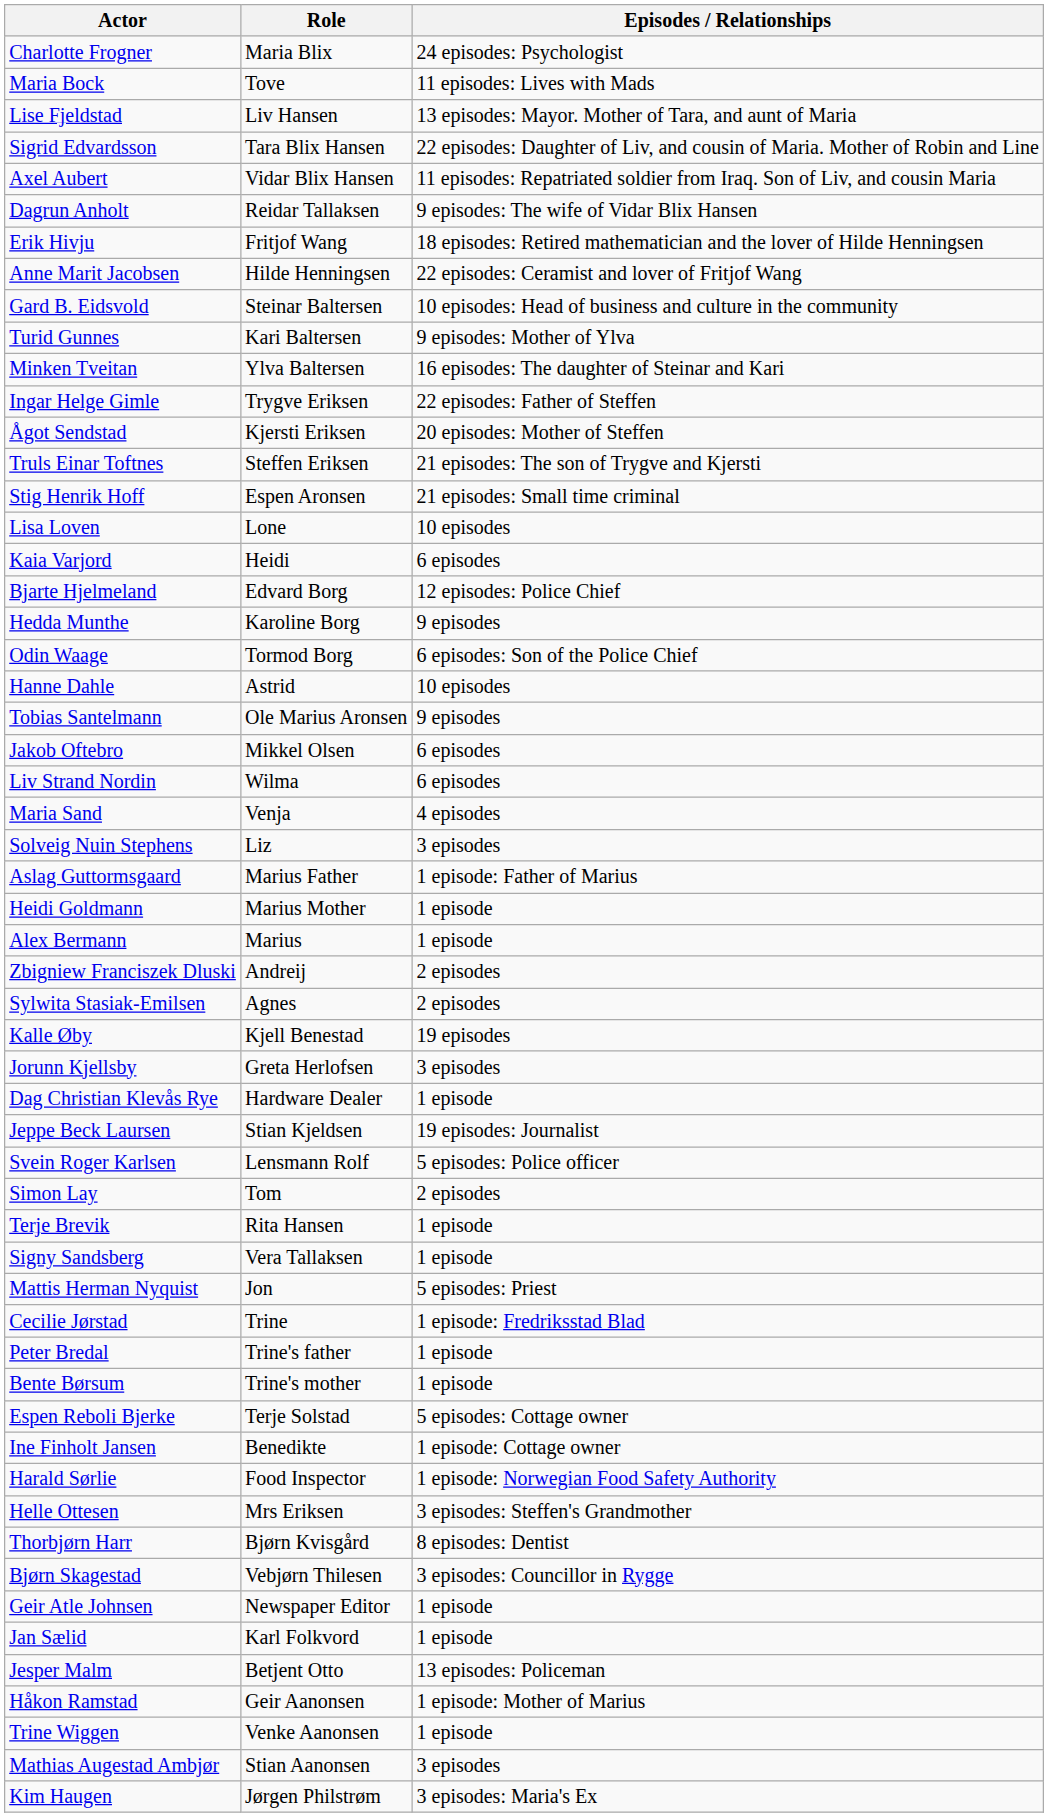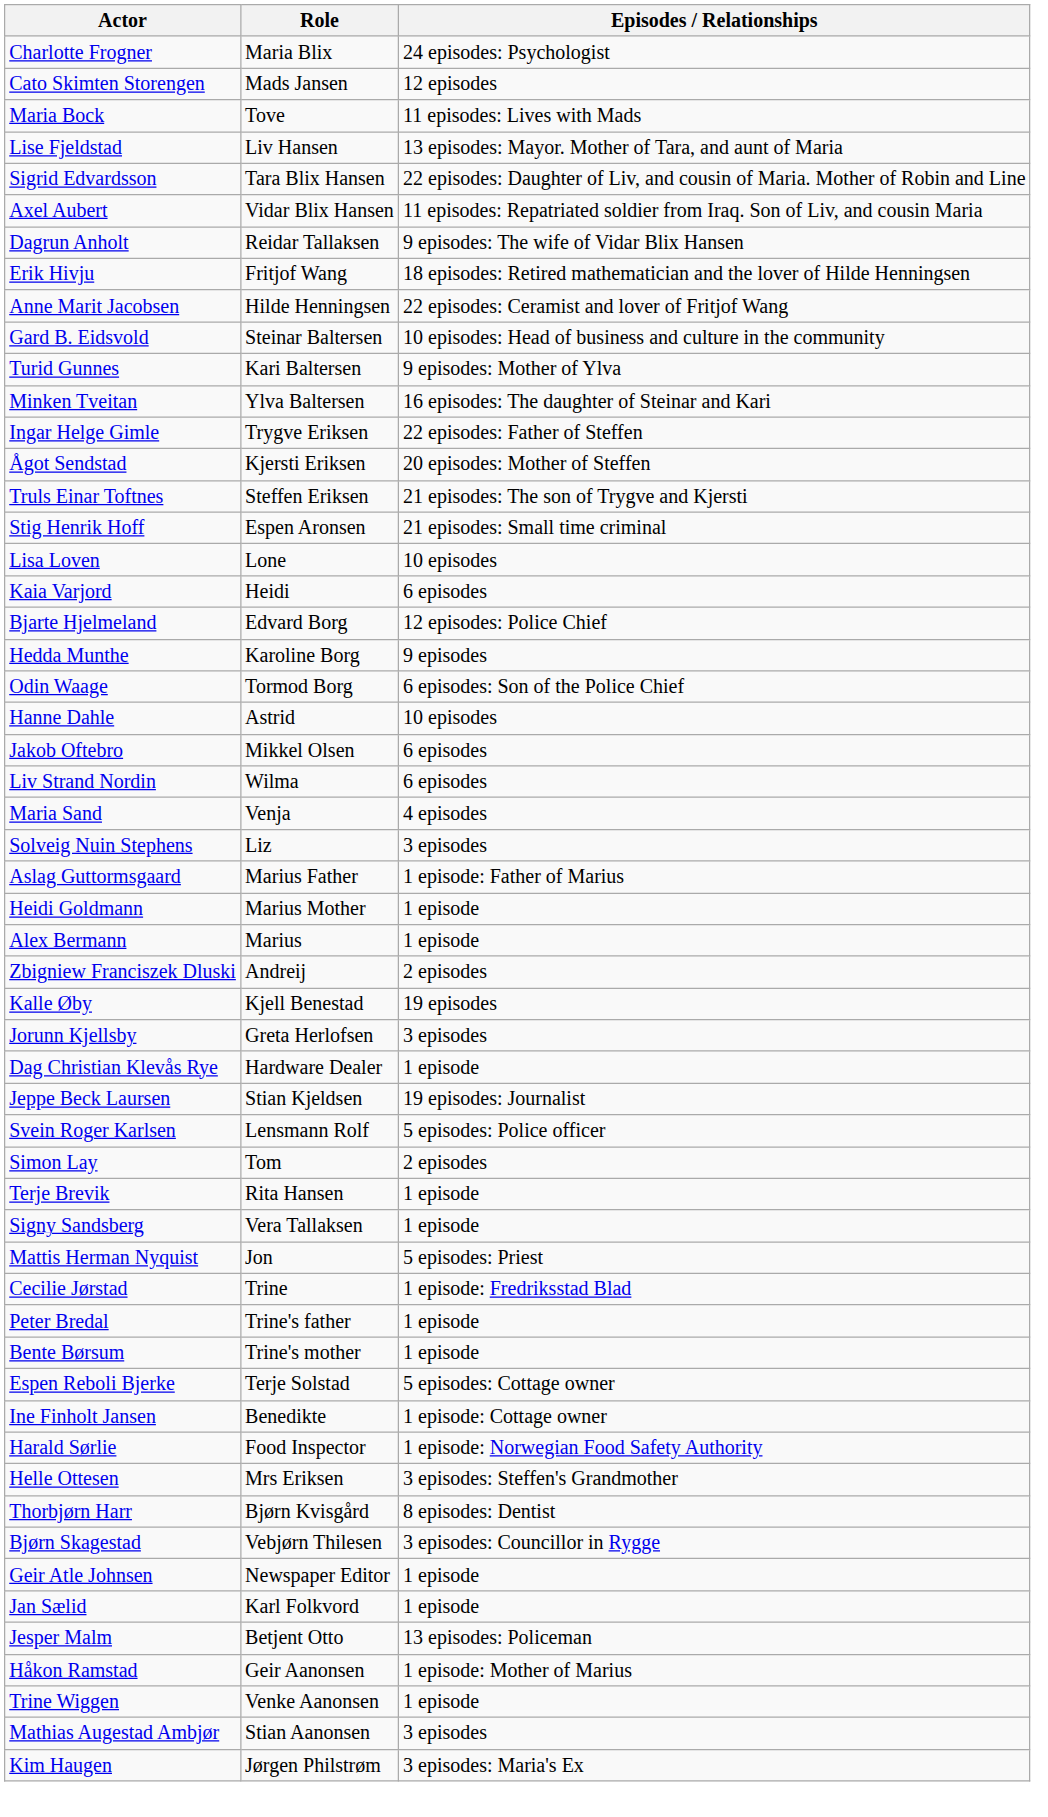+ row: (107, 83)
- row: (85, 718)
- row: (107, 1003)
